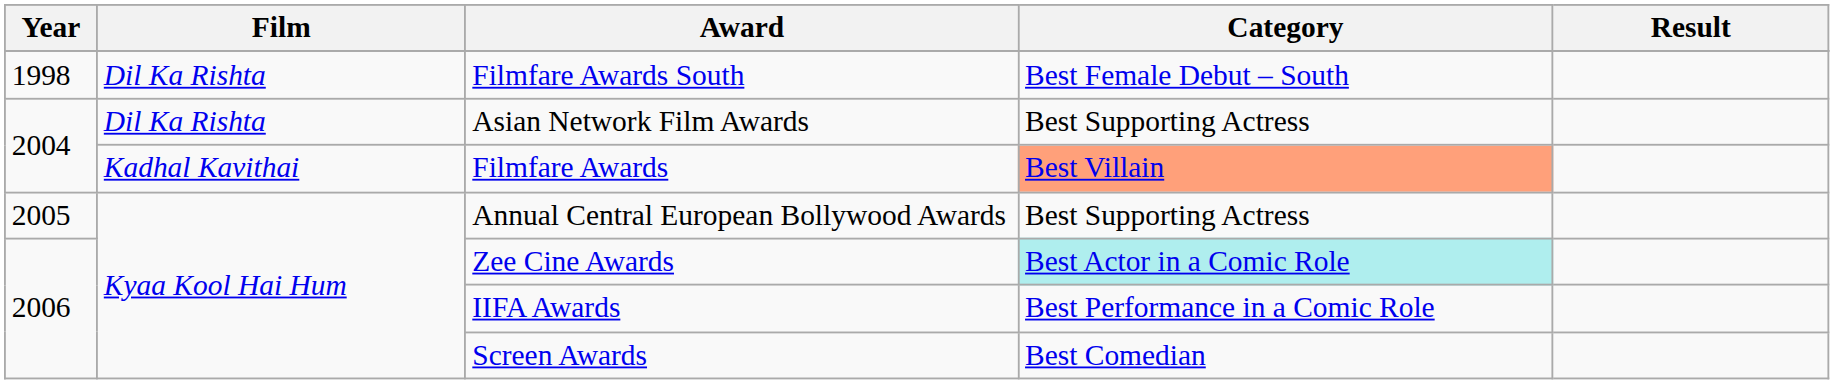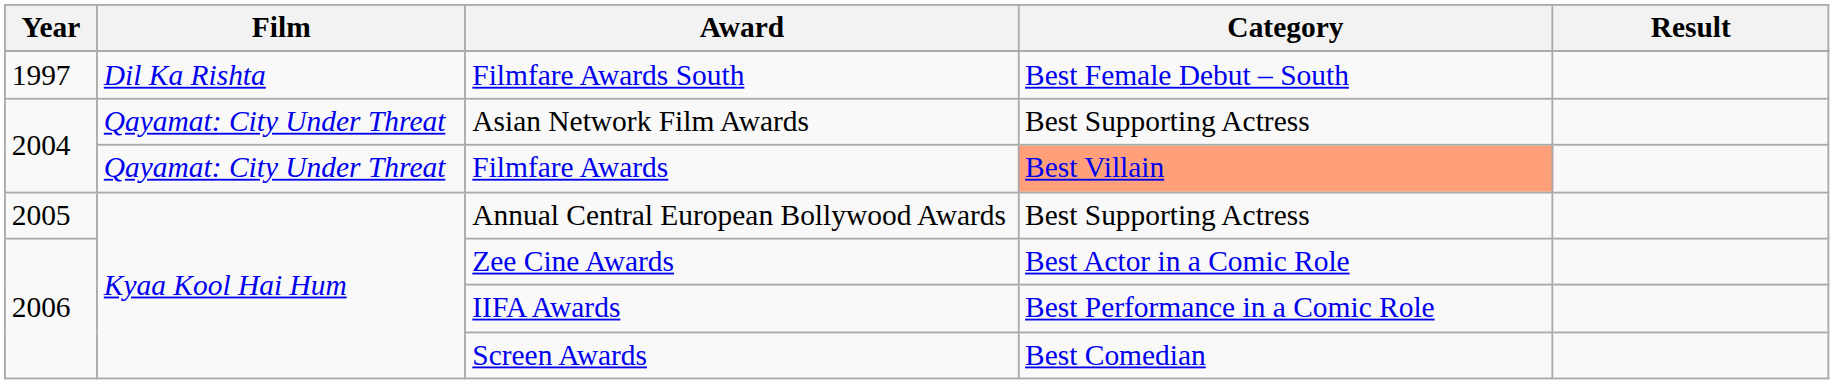(41, 74) 1998 -> (41, 74) 1997
(185, 121) Dil Ka Rishta -> (275, 121) Qayamat: City Under Threat
(202, 167) Kadhal Kavithai -> (275, 167) Qayamat: City Under Threat
(1187, 261) paleturquoise background -> (1187, 261) no background
